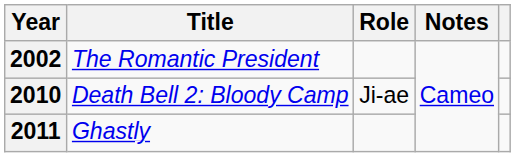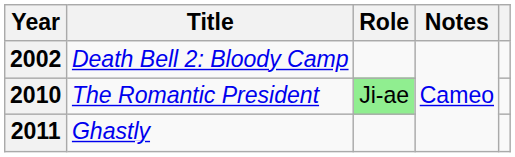(195, 59) The Romantic President -> (210, 59) Death Bell 2: Bloody Camp
(210, 95) Death Bell 2: Bloody Camp -> (195, 95) The Romantic President
(384, 95) no background -> (384, 95) lightgreen background
